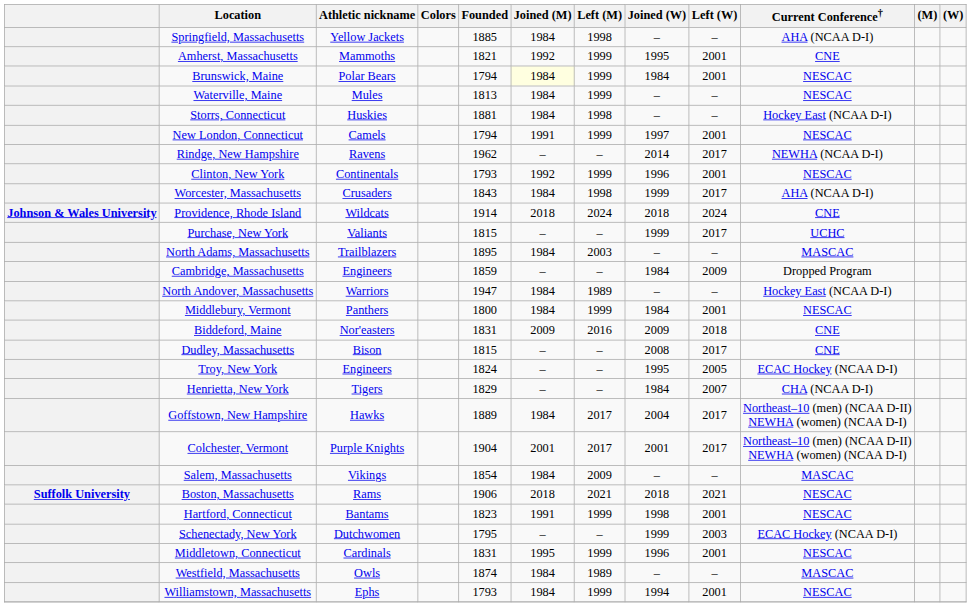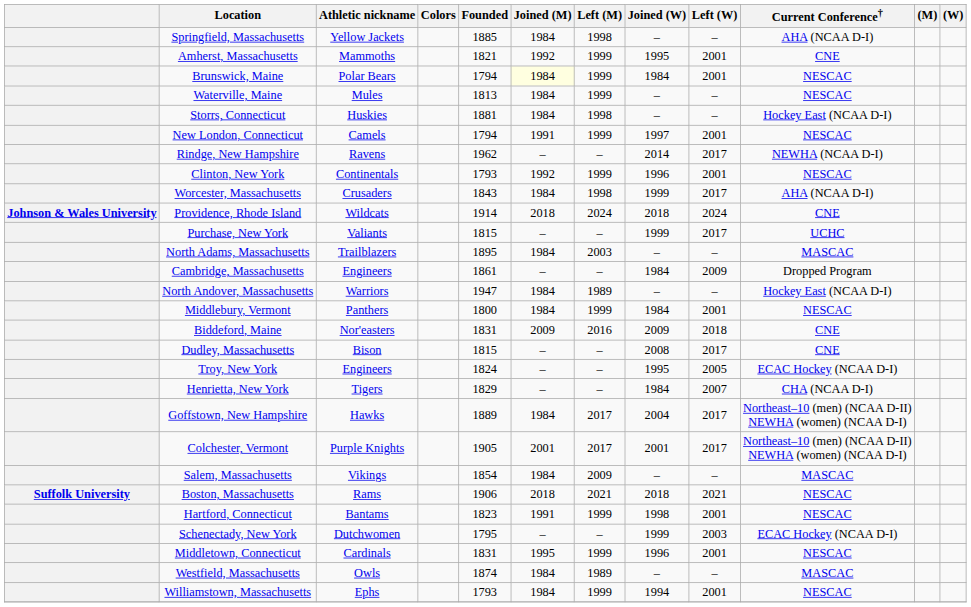(485, 271) 1859 -> (485, 271) 1861
(485, 448) 1904 -> (485, 448) 1905
